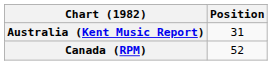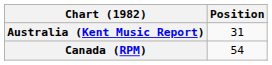(237, 51) 52 -> (237, 51) 54
